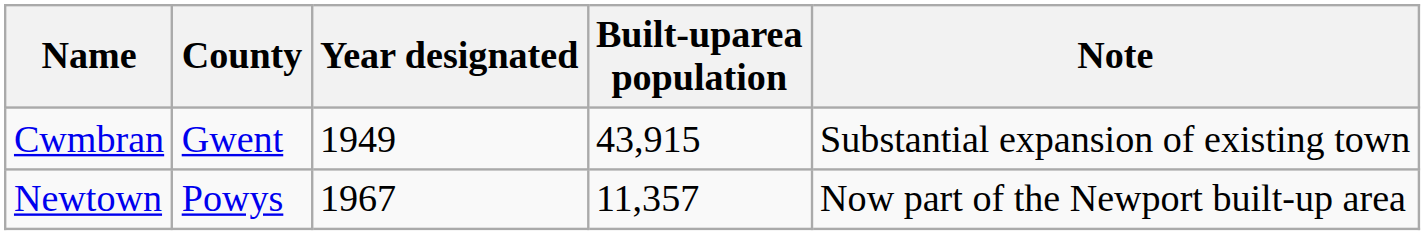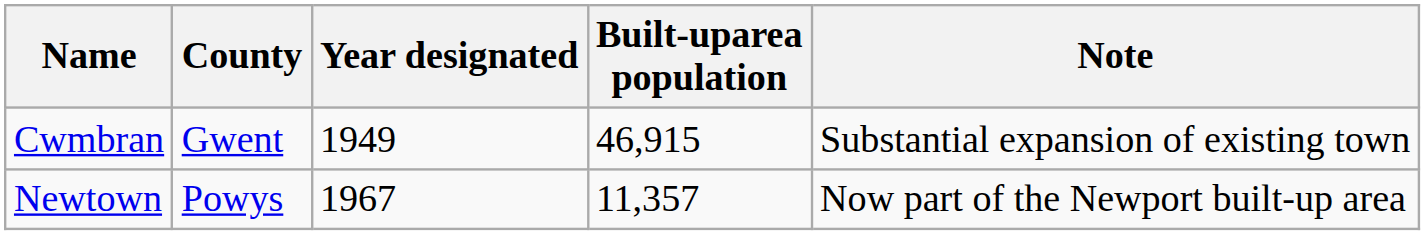(648, 137) 43,915 -> (648, 137) 46,915
